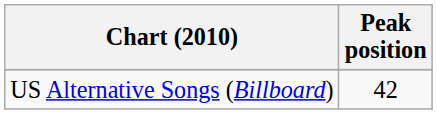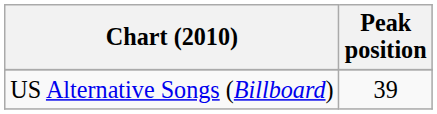(386, 89) 42 -> (386, 89) 39
